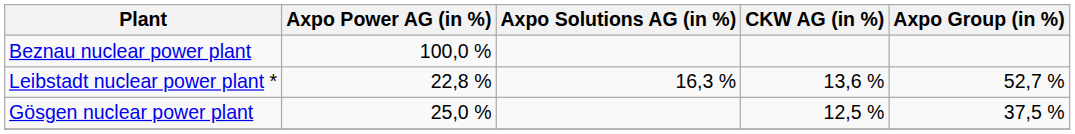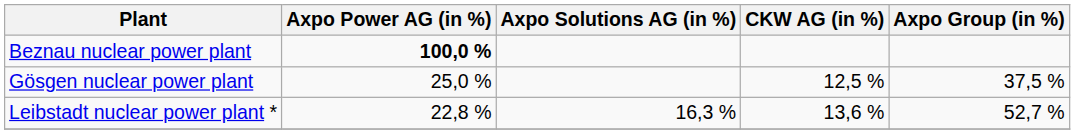(456, 50) normal -> (456, 50) bold
rows swapped: (131, 112) <-> (143, 81)
